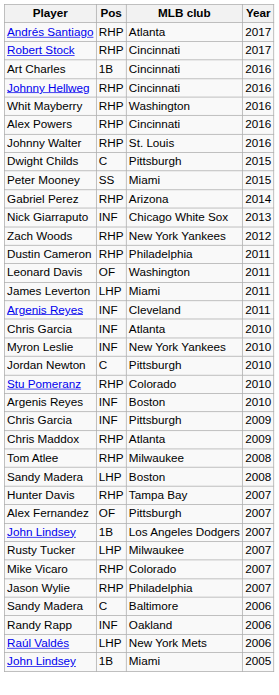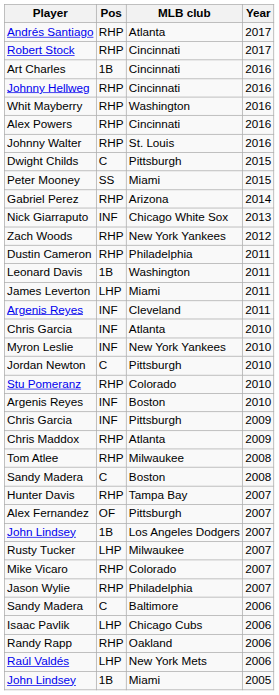(107, 273) OF -> (106, 273) 1B
(110, 476) LHP -> (103, 476) C
+ row: (38, 625)
(108, 625) INF -> (111, 643) RHP
